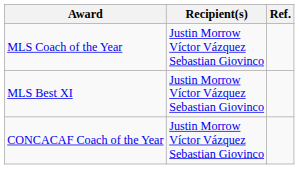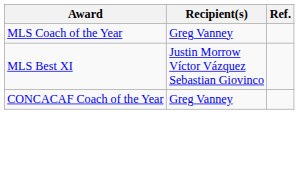(217, 47) Justin Morrow Víctor Vázquez Sebastian Giovinco -> (201, 33) Greg Vanney
(217, 140) Justin Morrow Víctor Vázquez Sebastian Giovinco -> (201, 99) Greg Vanney
